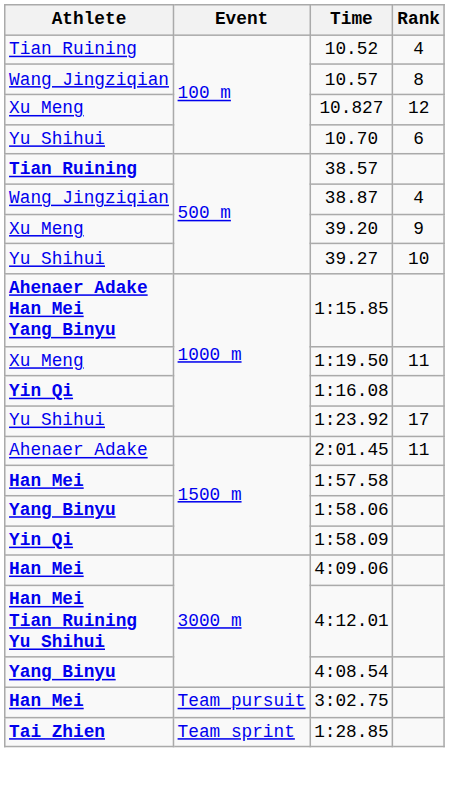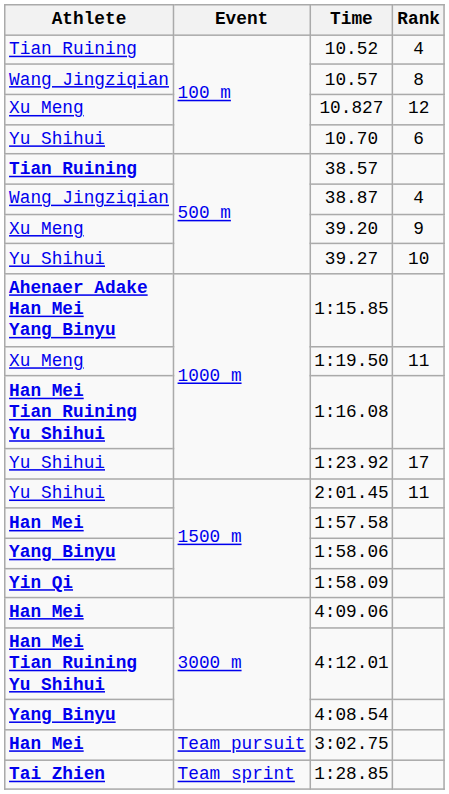(41, 391) Yin Qi -> (73, 412) Han Mei Tian Ruining Yu Shihui
(78, 450) Ahenaer Adake -> (57, 493) Yu Shihui
